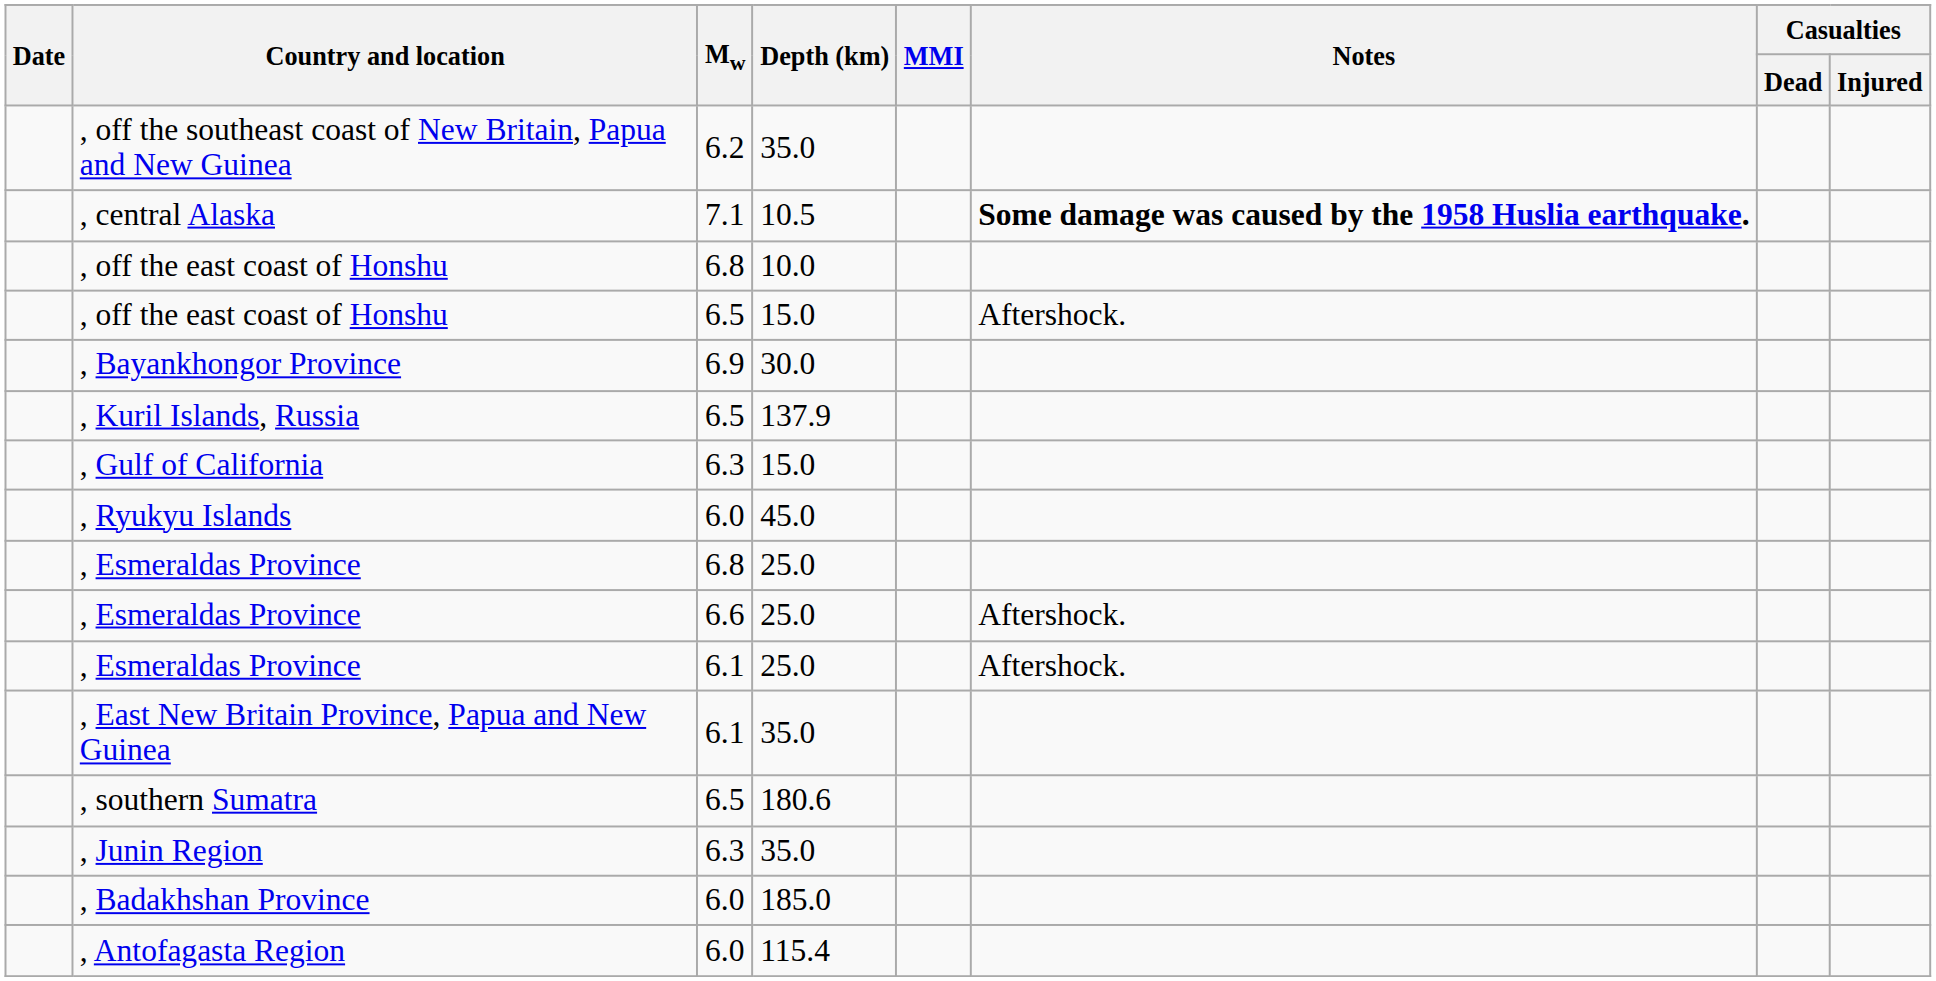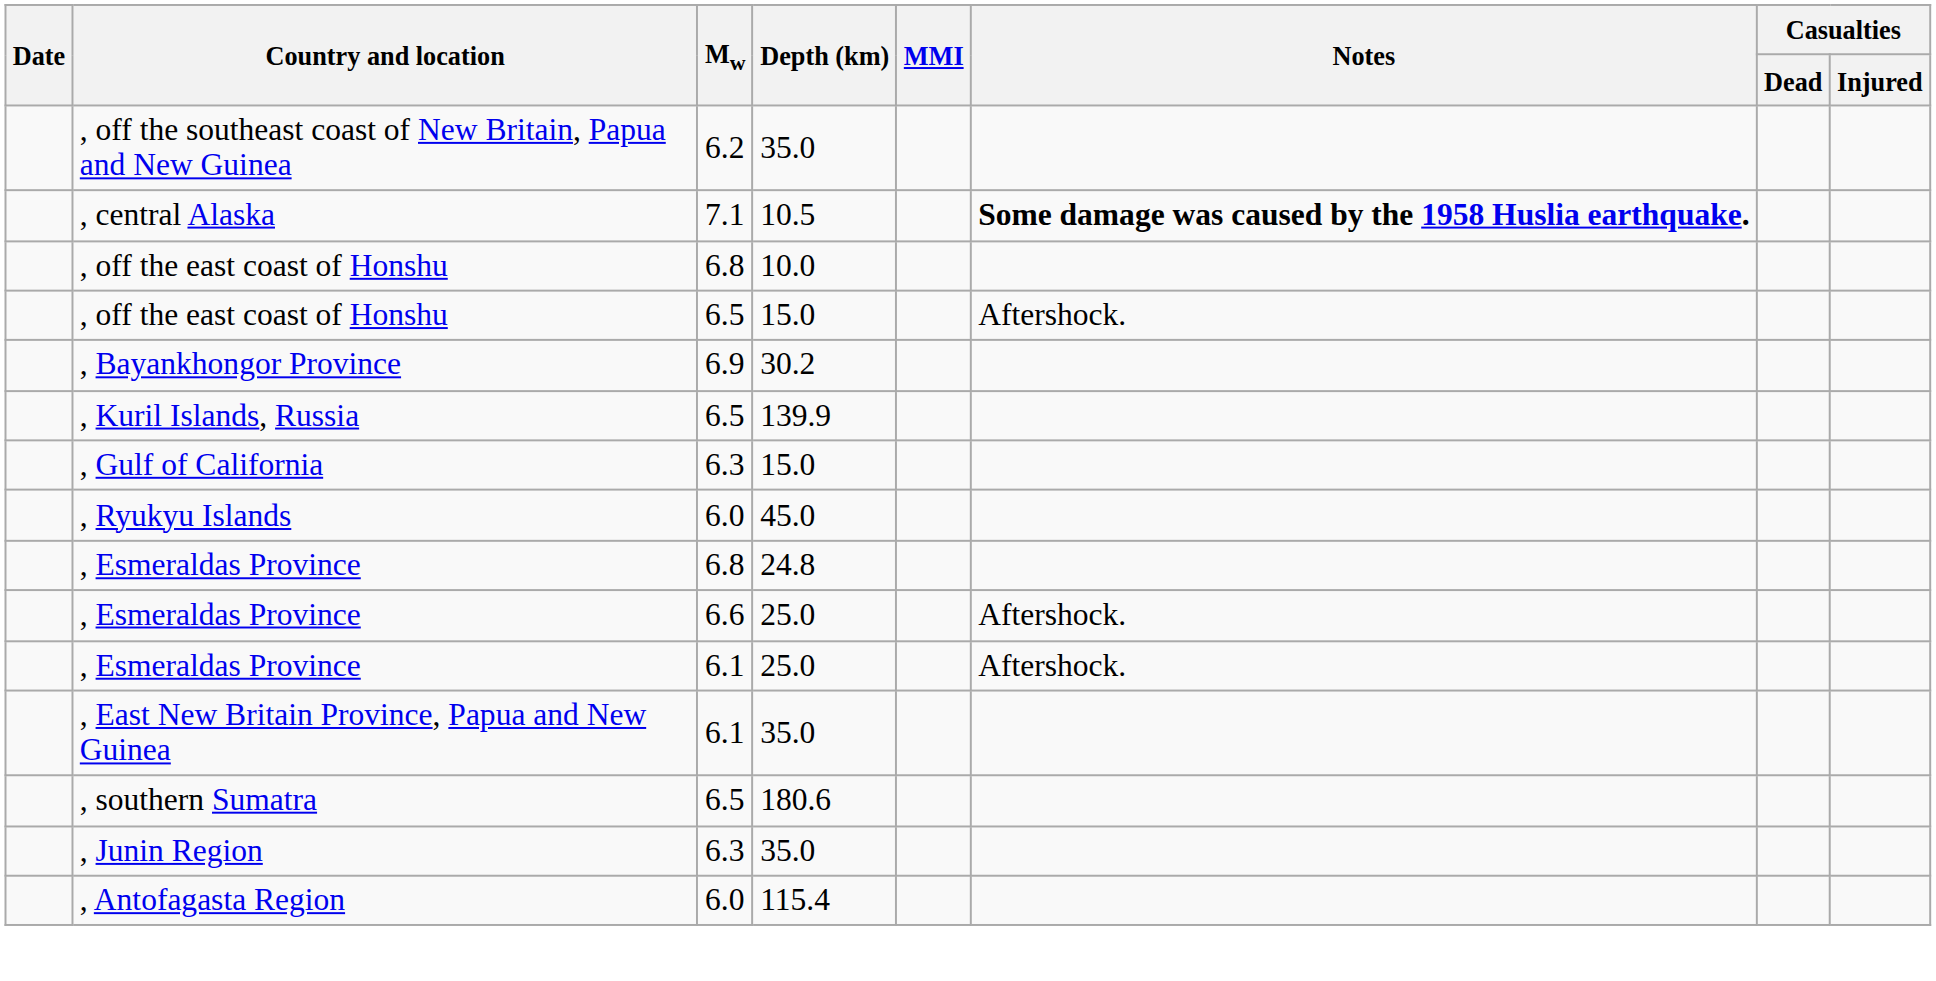(788, 364) 30.0 -> (788, 364) 30.2
(796, 414) 137.9 -> (796, 414) 139.9
(788, 564) 25.0 -> (788, 564) 24.8
- row: (225, 900)
